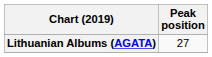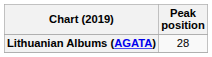(183, 43) 27 -> (183, 43) 28
